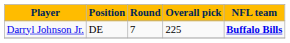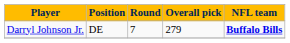(173, 29) 225 -> (173, 29) 279
